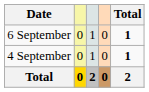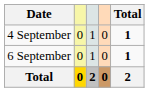rows swapped: (39, 56) <-> (39, 35)
